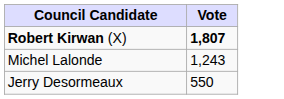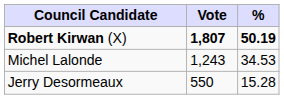+ column: (258, 15)
